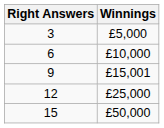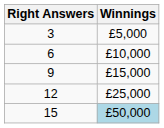(128, 73) £15,001 -> (128, 73) £15,000
(128, 113) no background -> (128, 113) lightblue background
